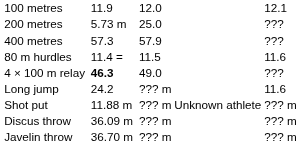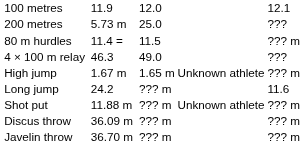- row: (33, 41)
(275, 57) 11.6 -> (284, 41) ??? m
(102, 73) bold -> (102, 57) normal
+ row: (30, 73)
